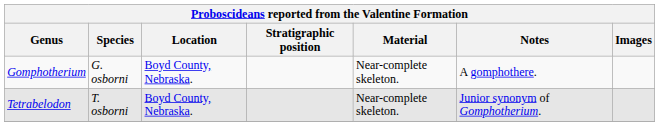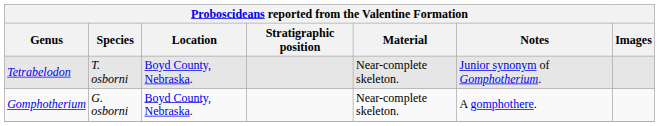rows swapped: (46, 72) <-> (39, 104)
